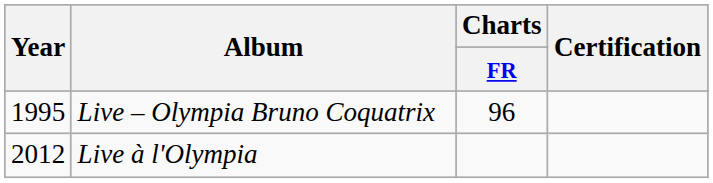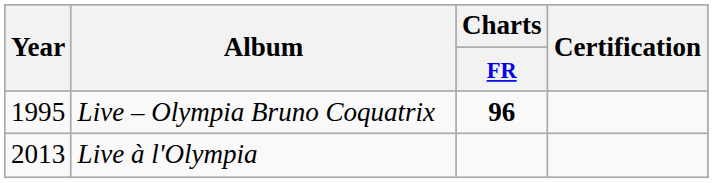(502, 111) normal -> (502, 111) bold
(38, 154) 2012 -> (38, 154) 2013
